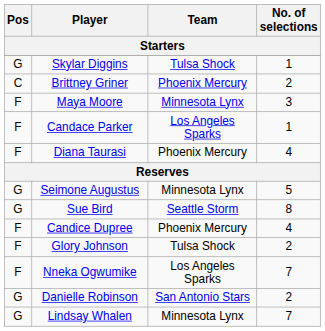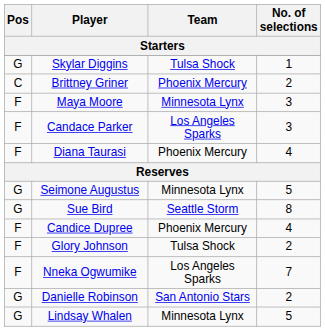(289, 127) 1 -> (289, 127) 3
(289, 316) 7 -> (289, 316) 5
